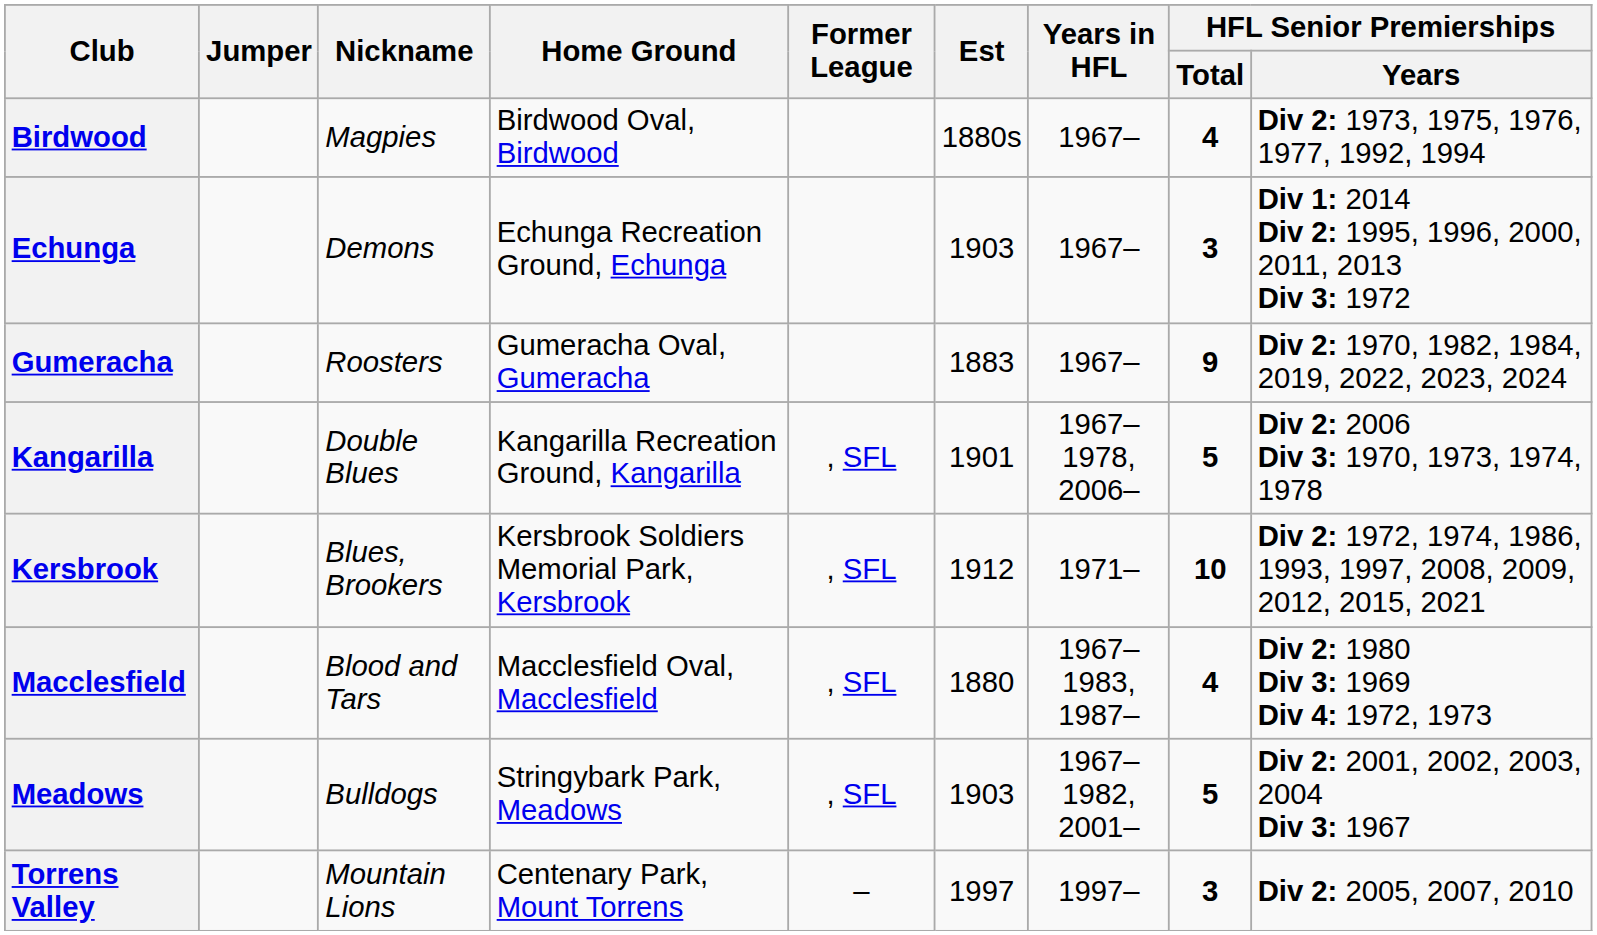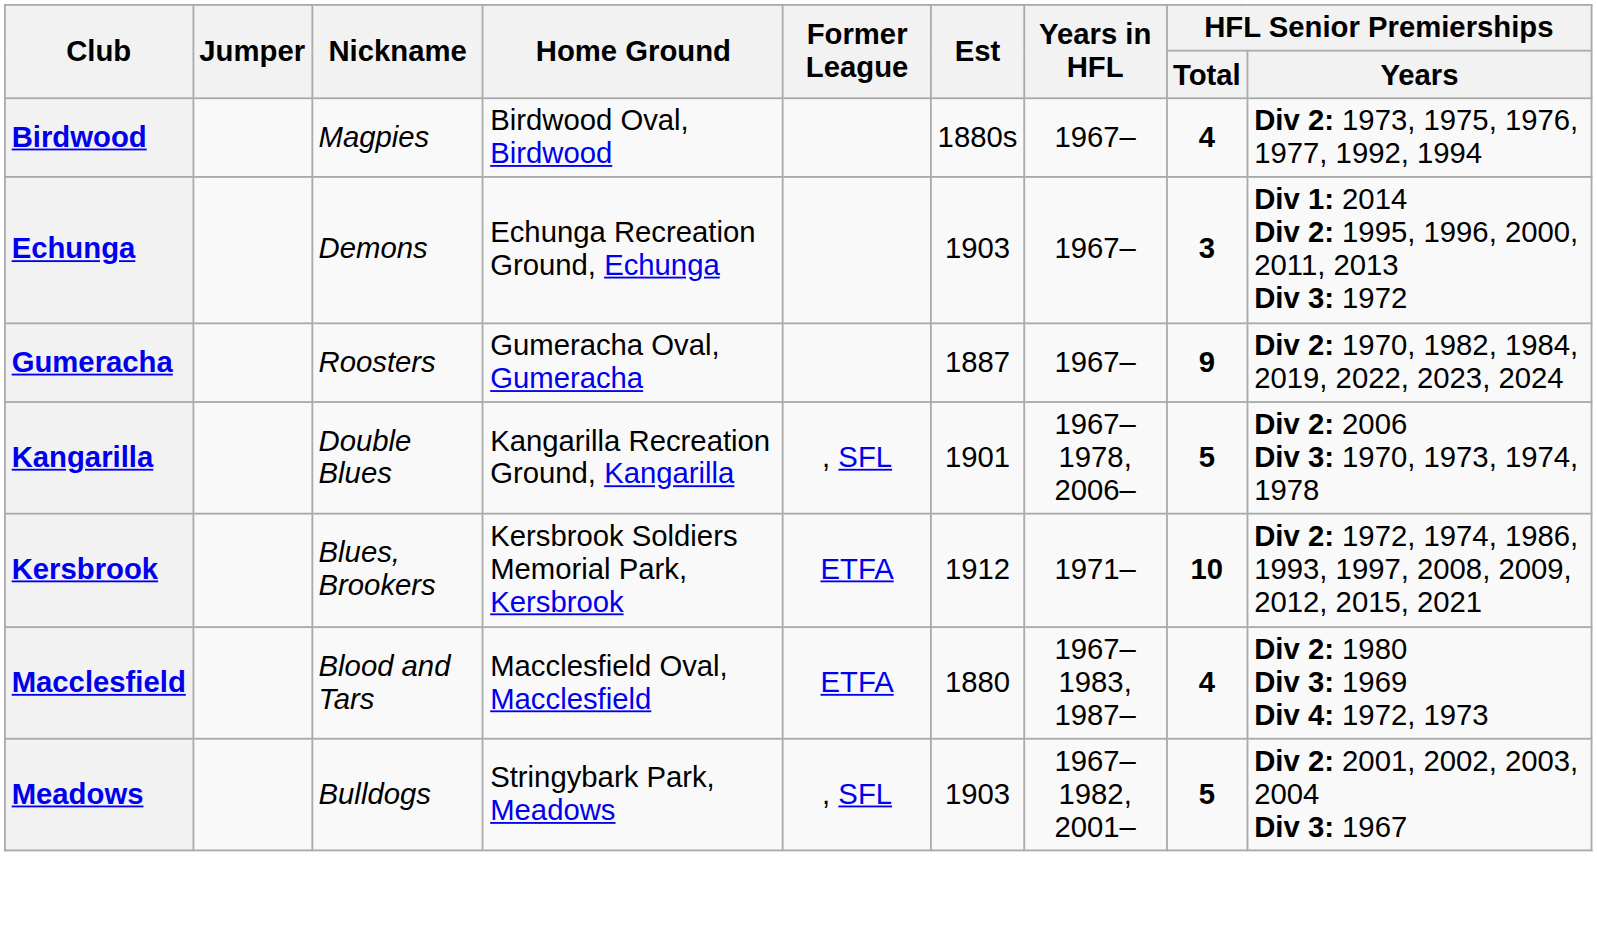(982, 361) 1883 -> (978, 361) 1887
(861, 569) , SFL -> (857, 569) ETFA
(861, 682) , SFL -> (857, 682) ETFA
- row: (65, 890)
